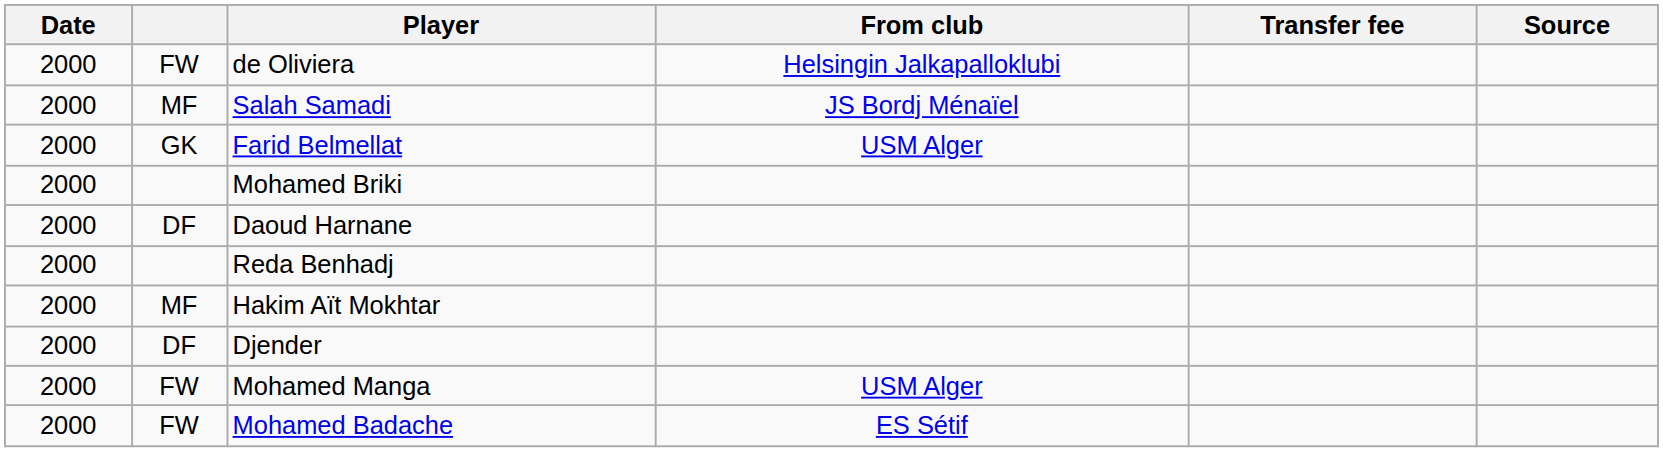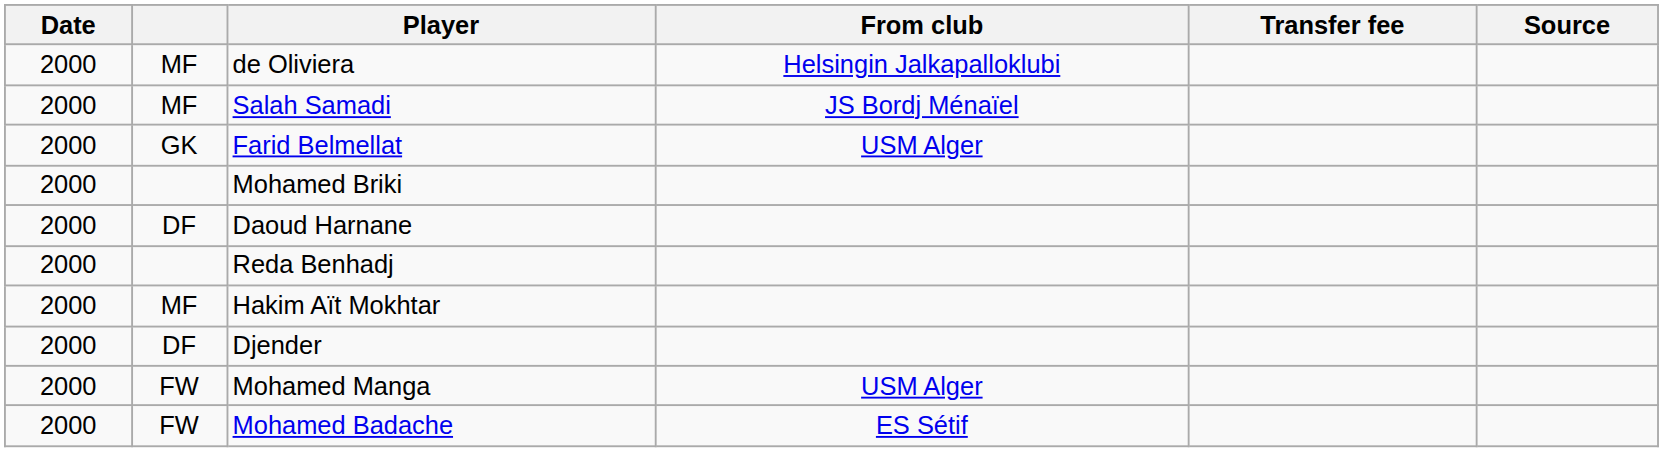(179, 65) FW -> (179, 65) MF
